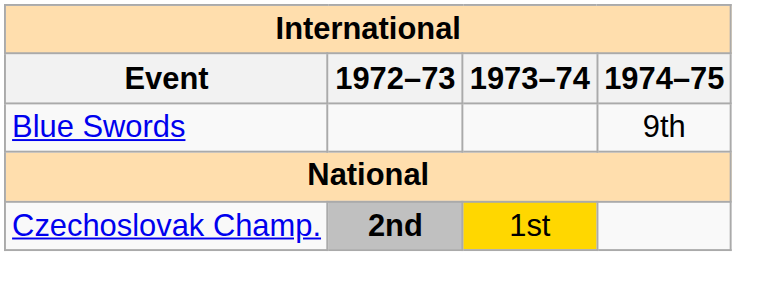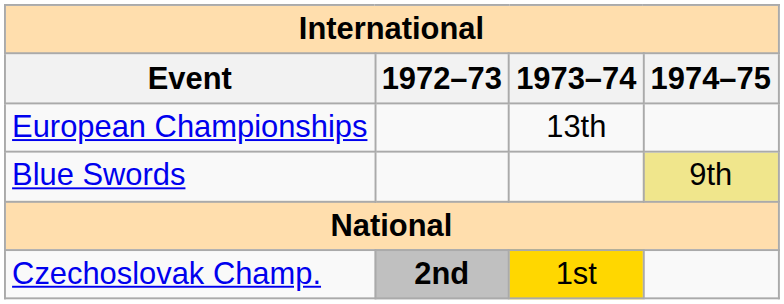+ row: (190, 126)
(664, 126) no background -> (711, 175) khaki background
